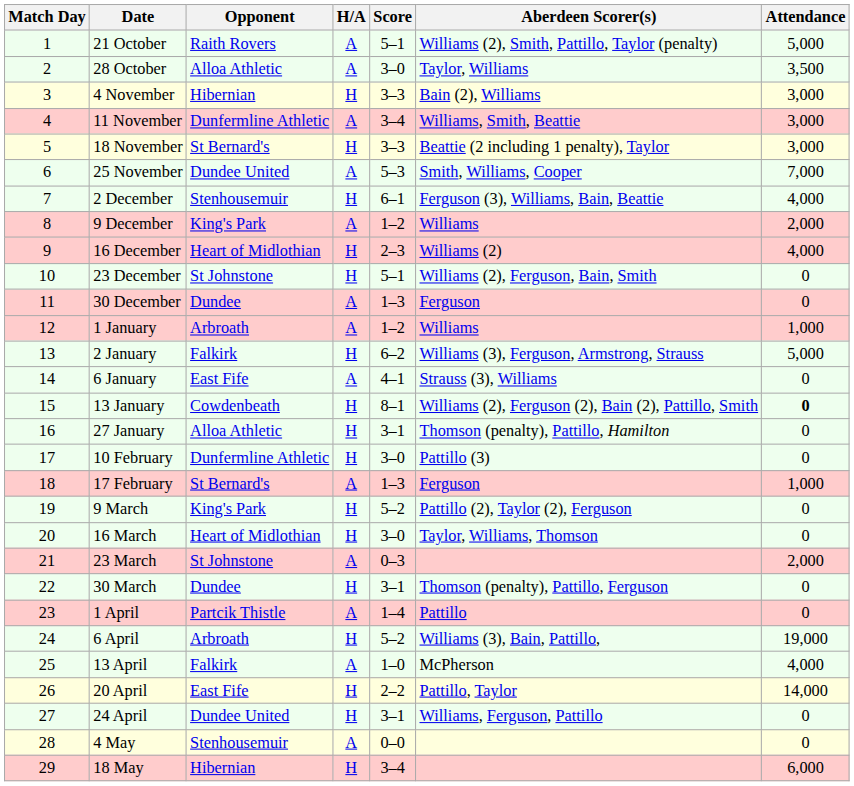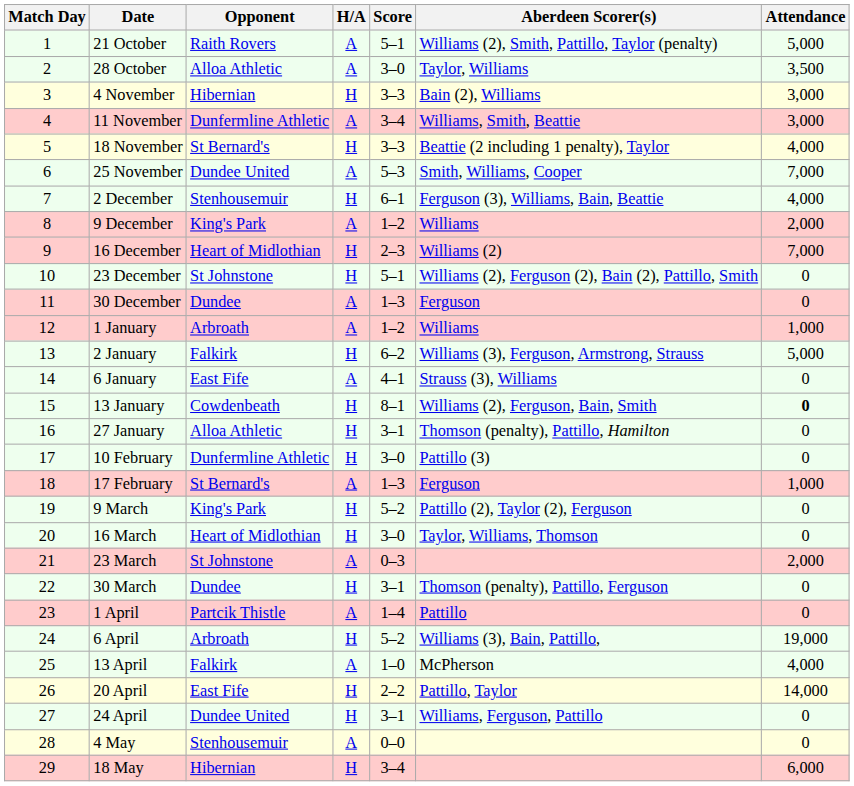(805, 146) 3,000 -> (805, 146) 4,000
(805, 250) 4,000 -> (805, 250) 7,000
(538, 276) Williams (2), Ferguson, Bain, Smith -> (589, 276) Williams (2), Ferguson (2), Bain (2), Pattillo, Smith
(589, 405) Williams (2), Ferguson (2), Bain (2), Pattillo, Smith -> (538, 405) Williams (2), Ferguson, Bain, Smith
